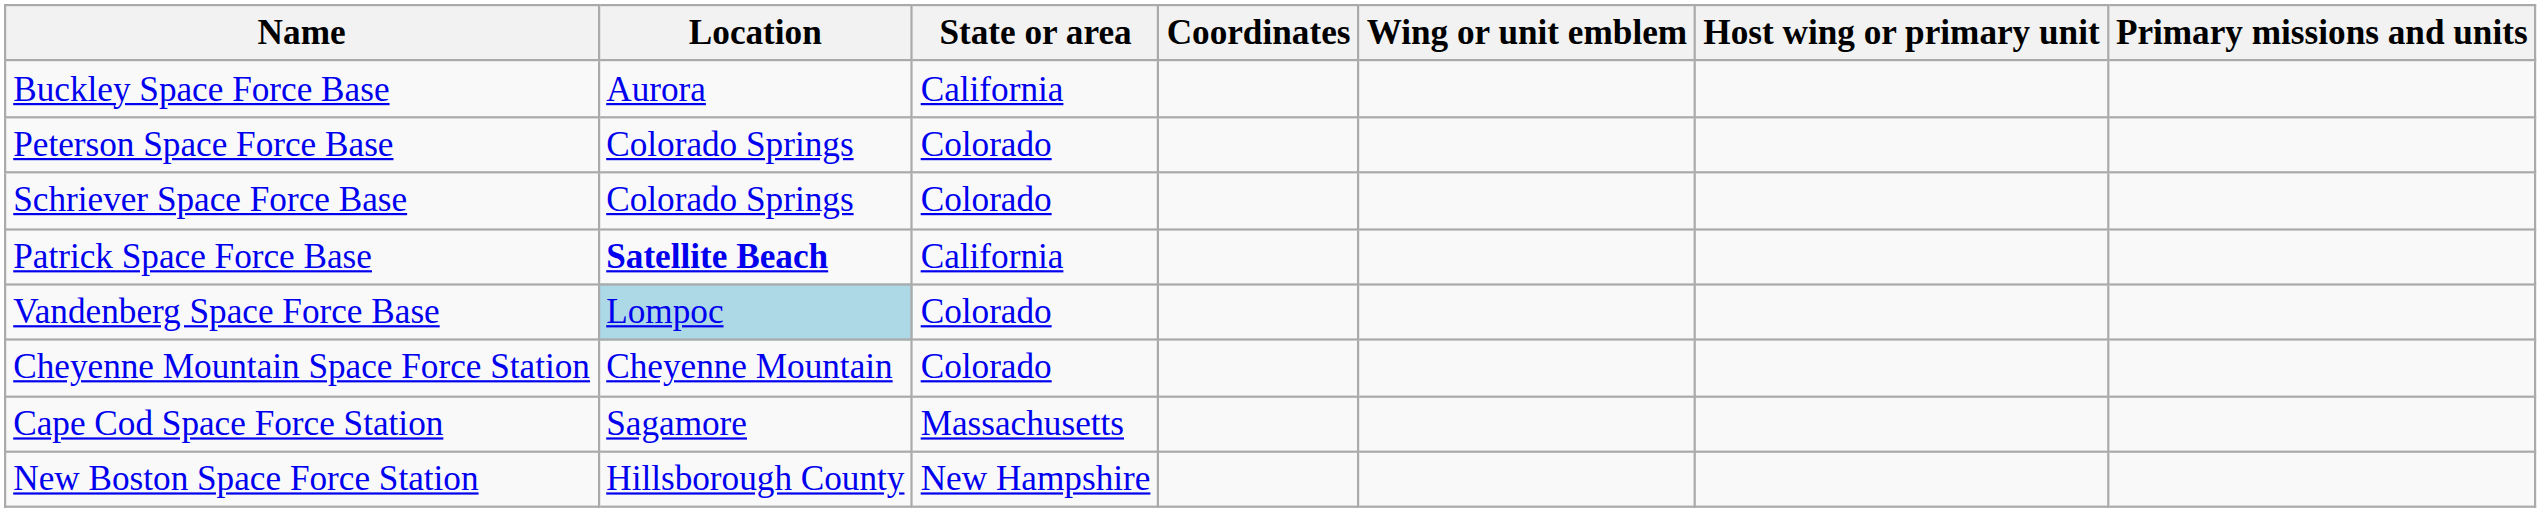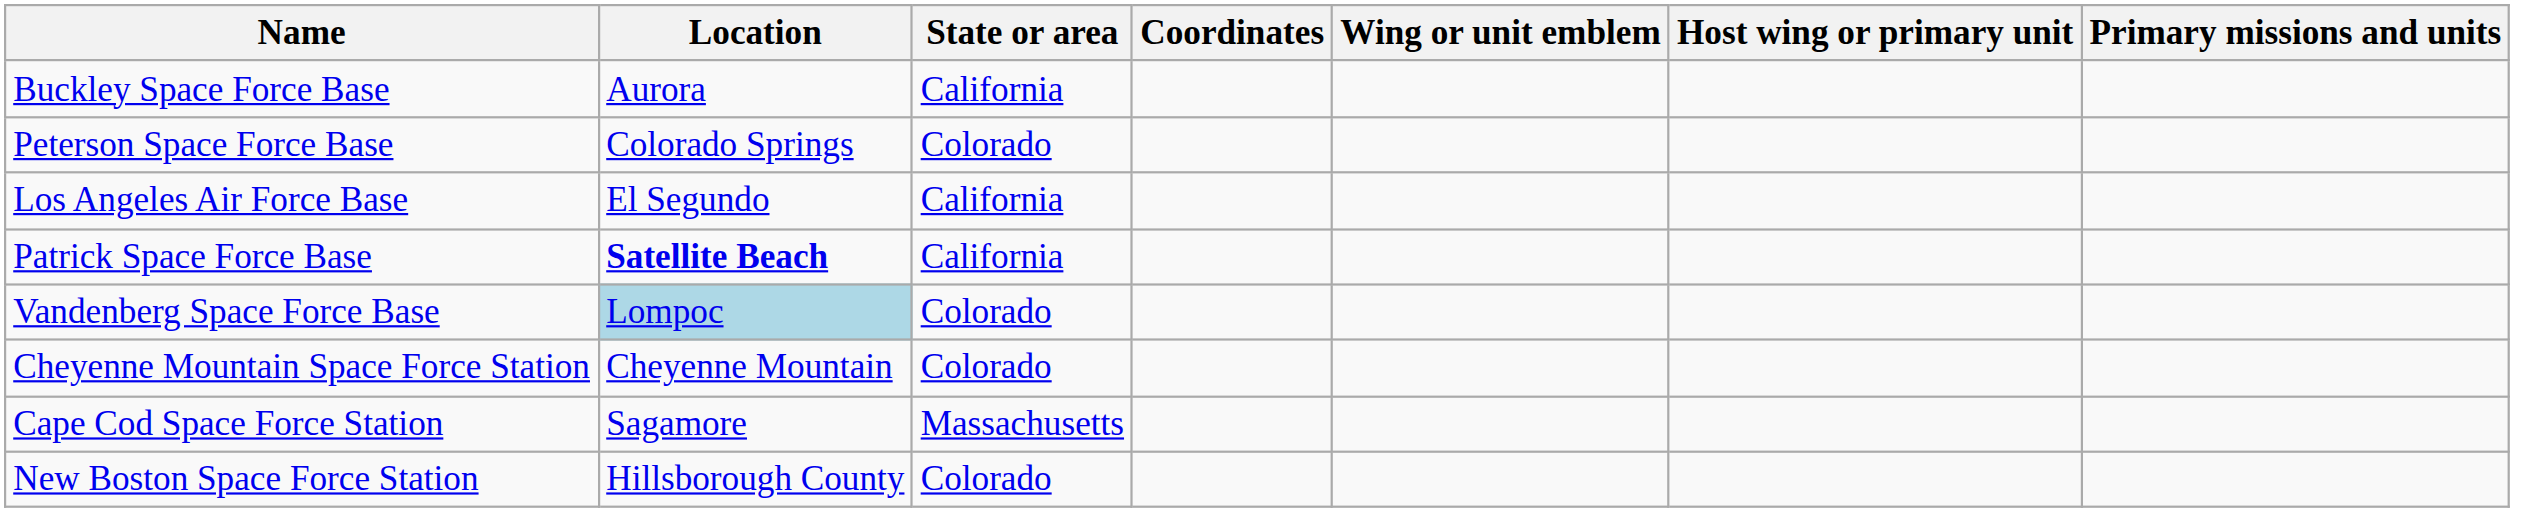- row: (210, 199)
+ row: (211, 199)
(1036, 479) New Hampshire -> (986, 479) Colorado
